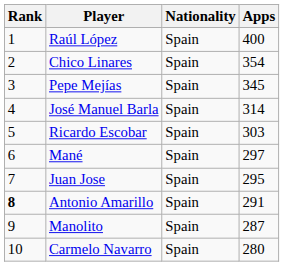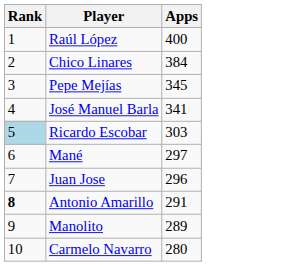- column: (201, 16)
(254, 62) 354 -> (176, 62) 384
(254, 109) 314 -> (176, 109) 341
(12, 132) no background -> (12, 132) lightblue background
(254, 179) 295 -> (176, 179) 296
(254, 226) 287 -> (176, 226) 289
